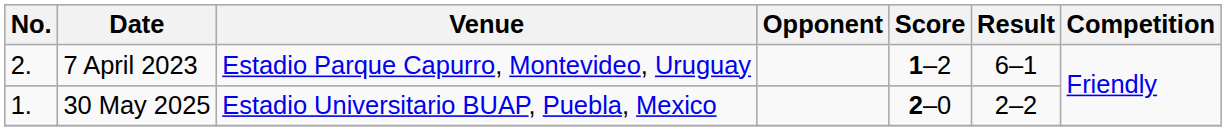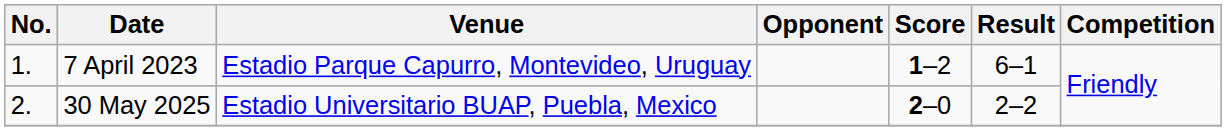(21, 65) 2. -> (21, 65) 1.
(21, 105) 1. -> (21, 105) 2.
